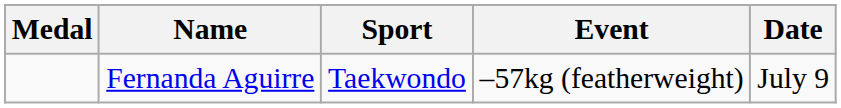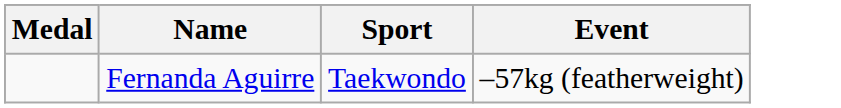- column: (793, 29)
